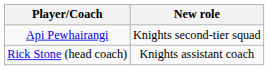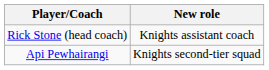rows swapped: (67, 35) <-> (67, 55)
